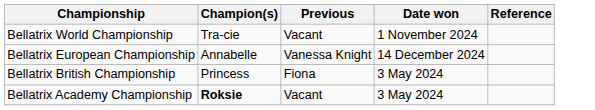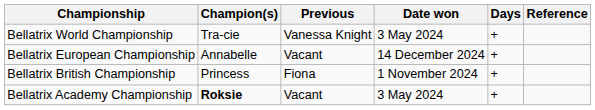+ column: (506, 14)
(303, 34) Vacant -> (328, 34) Vanessa Knight
(427, 34) 1 November 2024 -> (410, 34) 3 May 2024
(328, 54) Vanessa Knight -> (303, 54) Vacant
(410, 74) 3 May 2024 -> (427, 74) 1 November 2024
